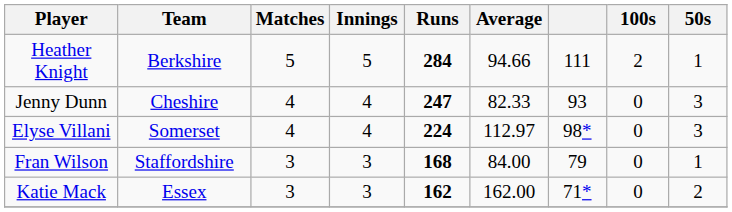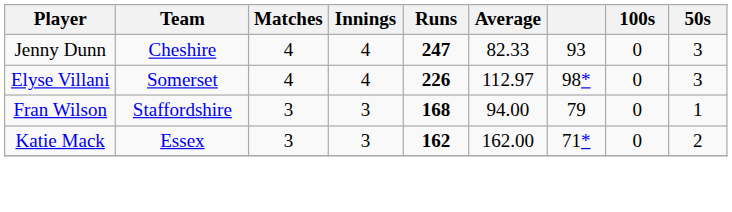- row: (61, 60)
(437, 131) 224 -> (436, 79) 226
(509, 161) 84.00 -> (508, 110) 94.00
